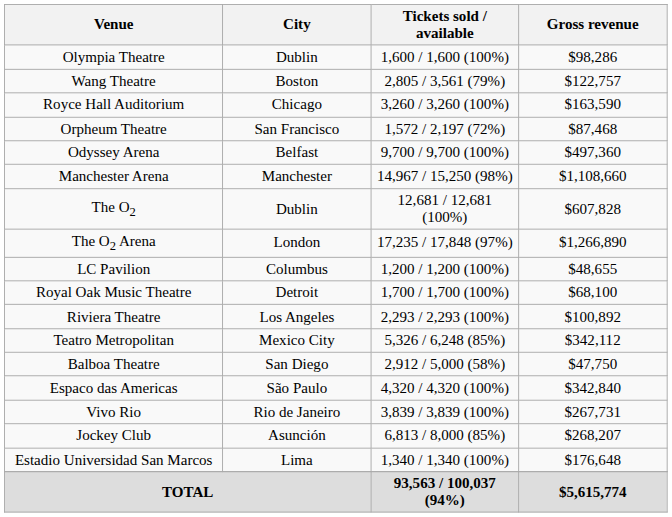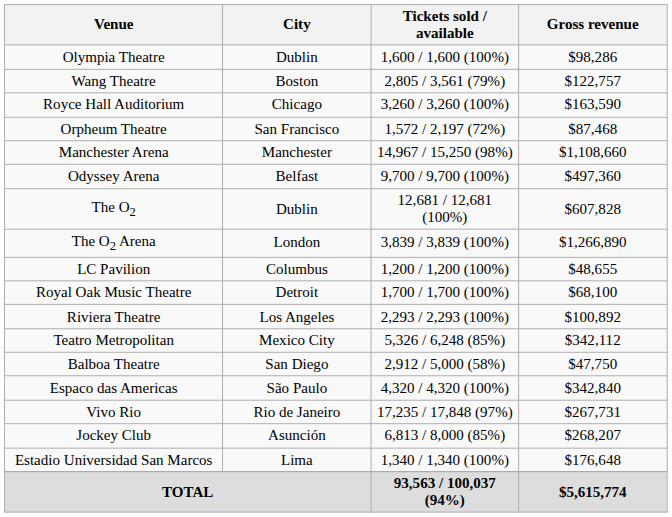rows swapped: (114, 176) <-> (114, 152)
(445, 243) 17,235 / 17,848 (97%) -> (445, 243) 3,839 / 3,839 (100%)
(445, 411) 3,839 / 3,839 (100%) -> (445, 411) 17,235 / 17,848 (97%)
